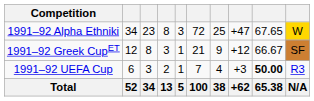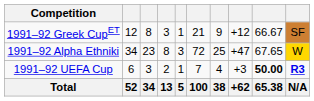rows swapped: (63, 31) <-> (63, 50)
(298, 69) normal -> (298, 69) bold
